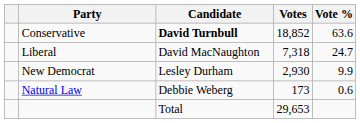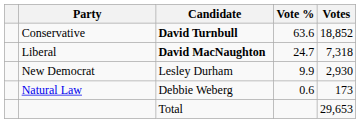columns swapped: (293, 14) <-> (334, 14)
(209, 52) normal -> (212, 52) bold
